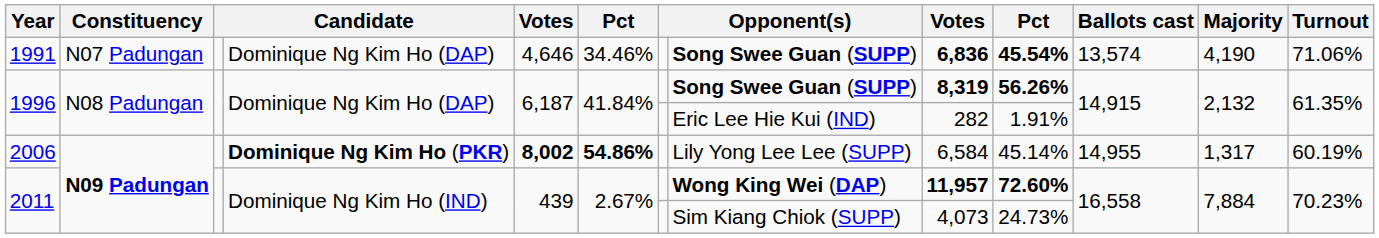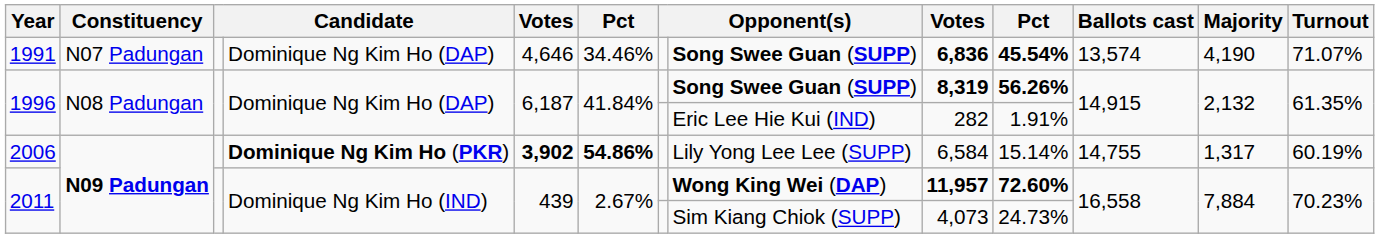(1327, 54) 71.06% -> (1327, 54) 71.07%
(548, 152) 8,002 -> (548, 152) 3,902
(1033, 152) 45.14% -> (1033, 152) 15.14%
(1109, 152) 14,955 -> (1109, 152) 14,755
